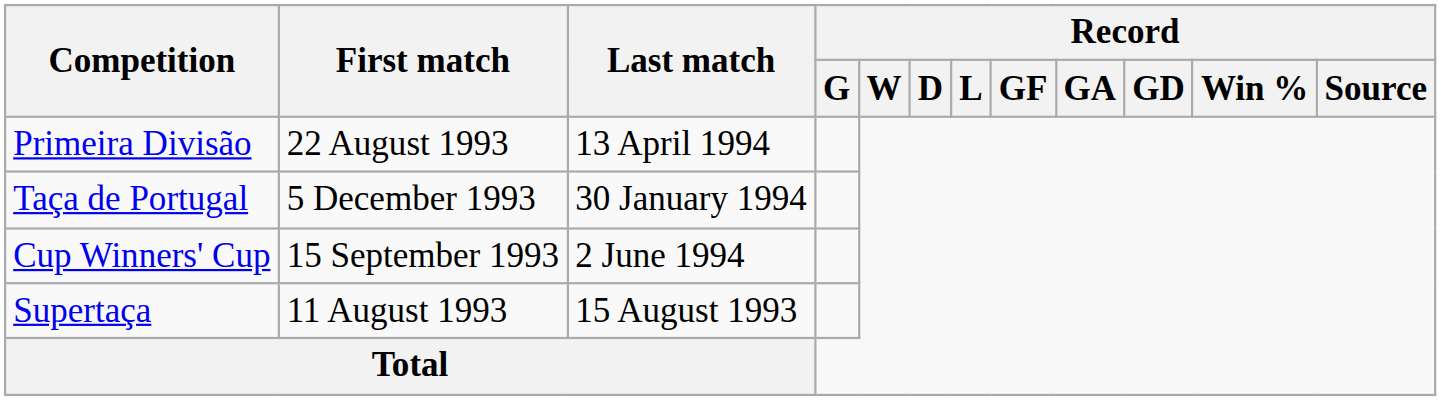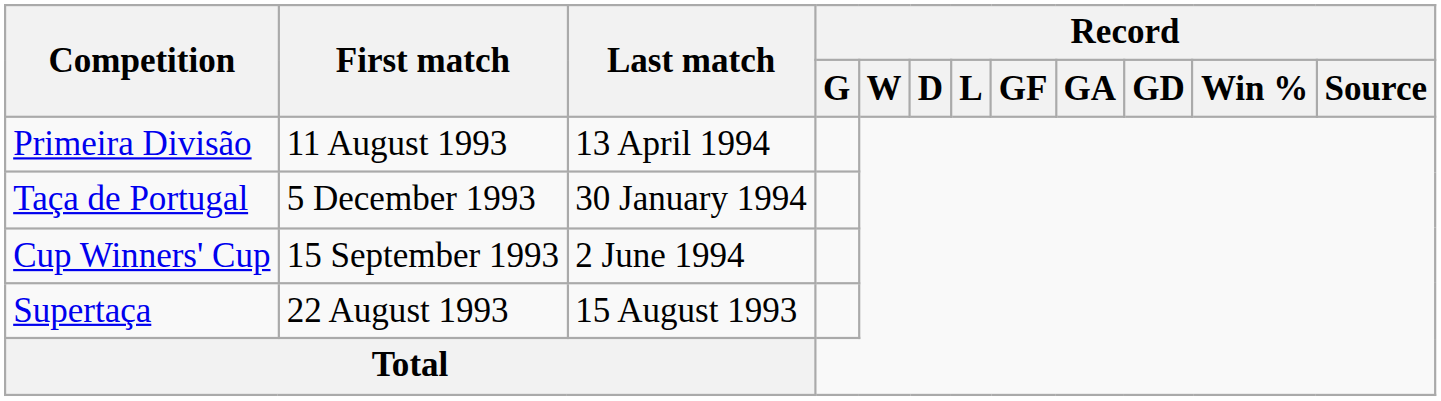(398, 143) 22 August 1993 -> (397, 143) 11 August 1993
(397, 310) 11 August 1993 -> (398, 310) 22 August 1993
